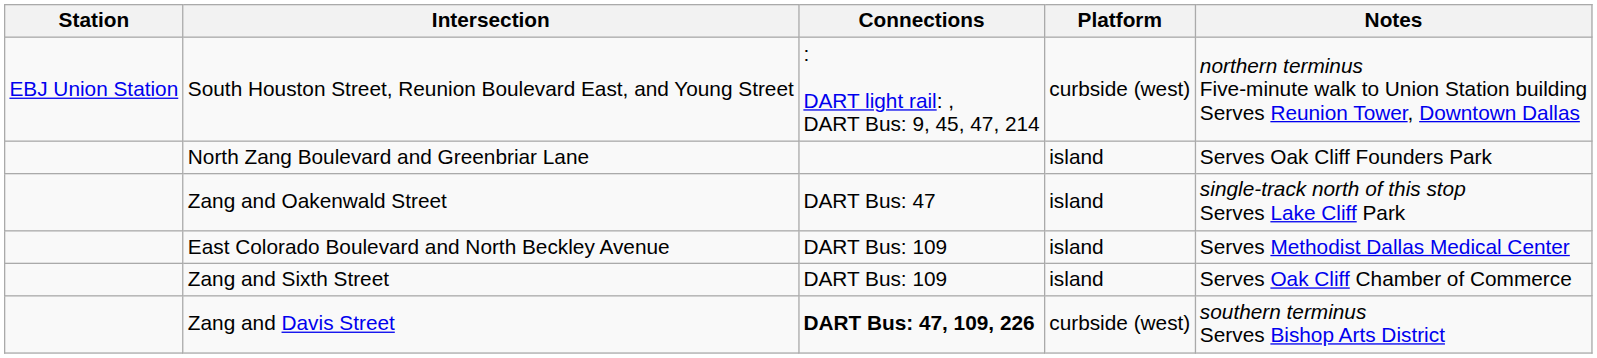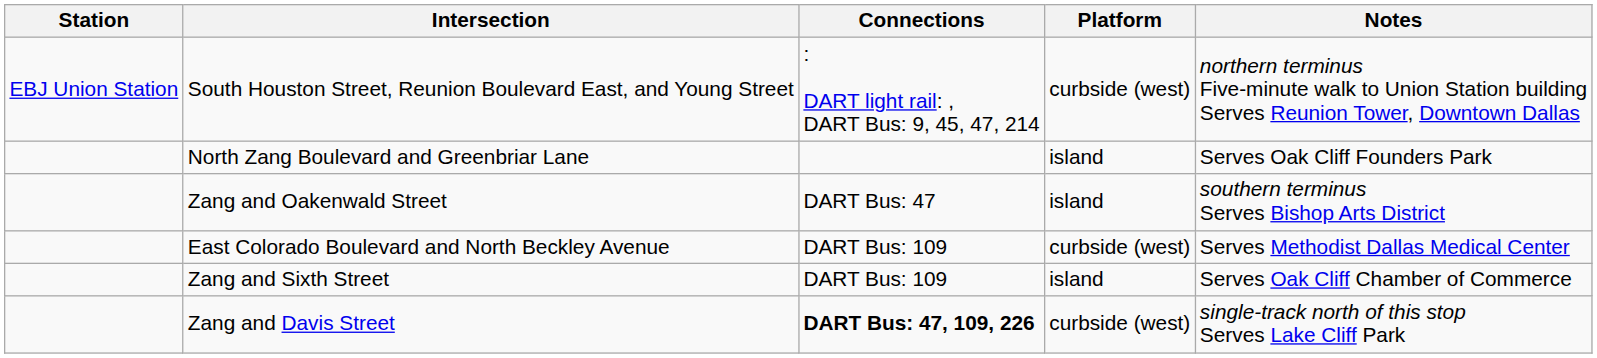(1333, 201) single-track north of this stop Serves Lake Cliff Park -> (1322, 201) southern terminus Serves Bishop Arts District
(1076, 246) island -> (1120, 246) curbside (west)
(1322, 324) southern terminus Serves Bishop Arts District -> (1333, 324) single-track north of this stop Serves Lake Cliff Park
